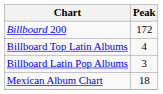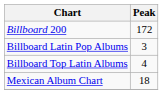rows swapped: (67, 47) <-> (67, 64)
